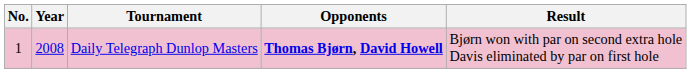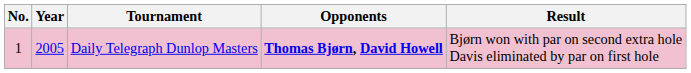(50, 48) 2008 -> (50, 48) 2005
